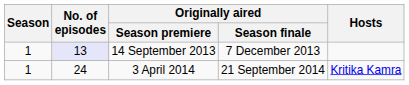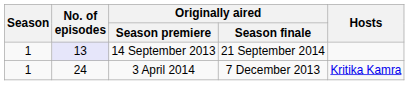(273, 51) 7 December 2013 -> (273, 51) 21 September 2014
(273, 70) 21 September 2014 -> (273, 70) 7 December 2013
